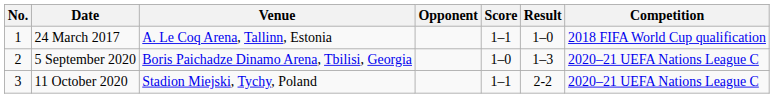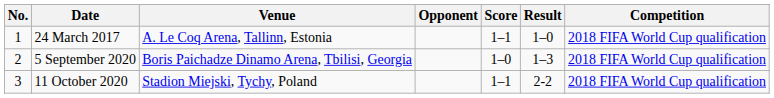(663, 59) 2020–21 UEFA Nations League C -> (667, 59) 2018 FIFA World Cup qualification
(663, 81) 2020–21 UEFA Nations League C -> (667, 81) 2018 FIFA World Cup qualification
